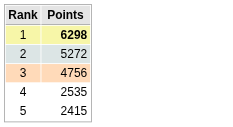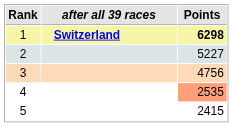+ column: (109, 15)
(74, 54) 5272 -> (210, 54) 5227
(74, 92) no background -> (210, 92) lightsalmon background
